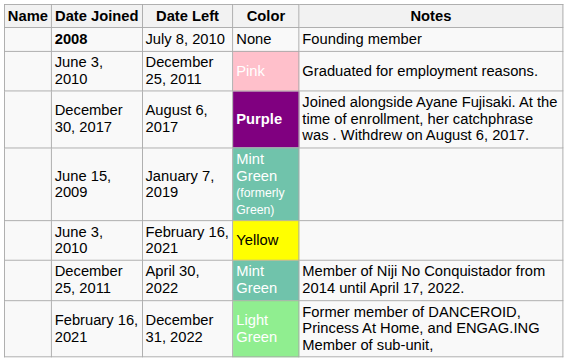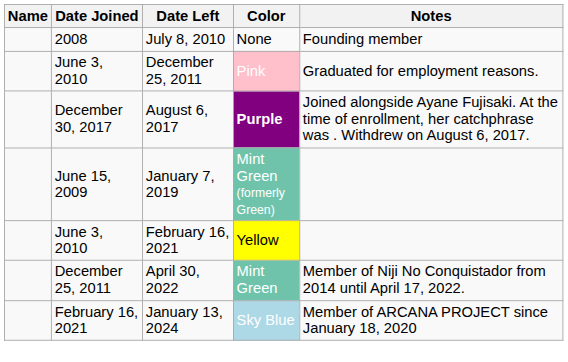(71, 39) bold -> (71, 39) normal
- row: (179, 328)
+ row: (184, 320)
